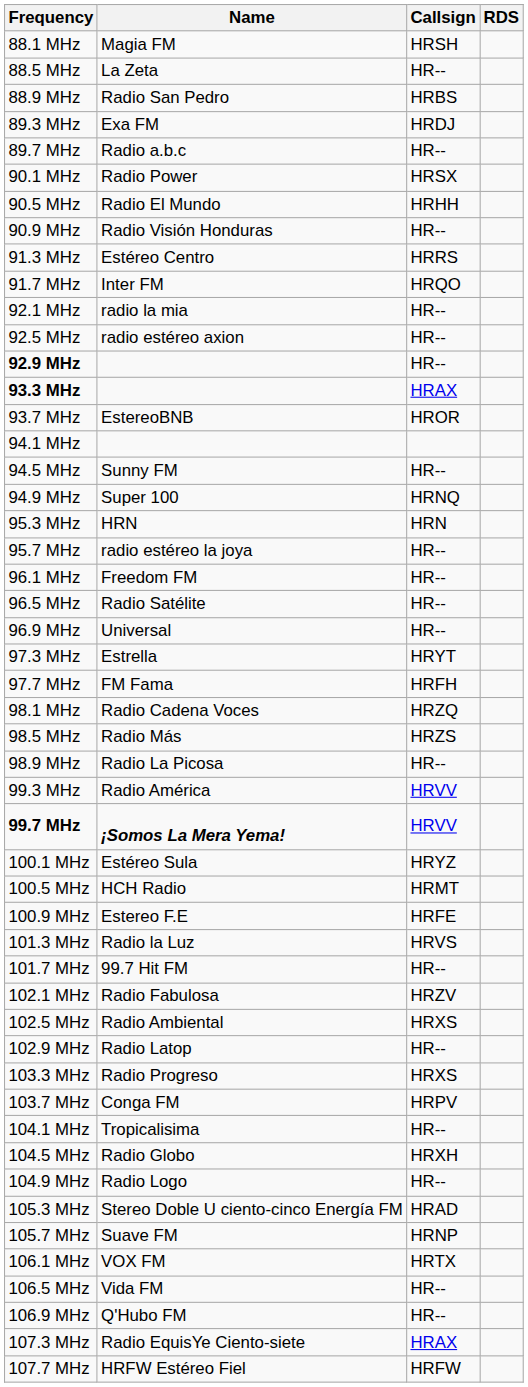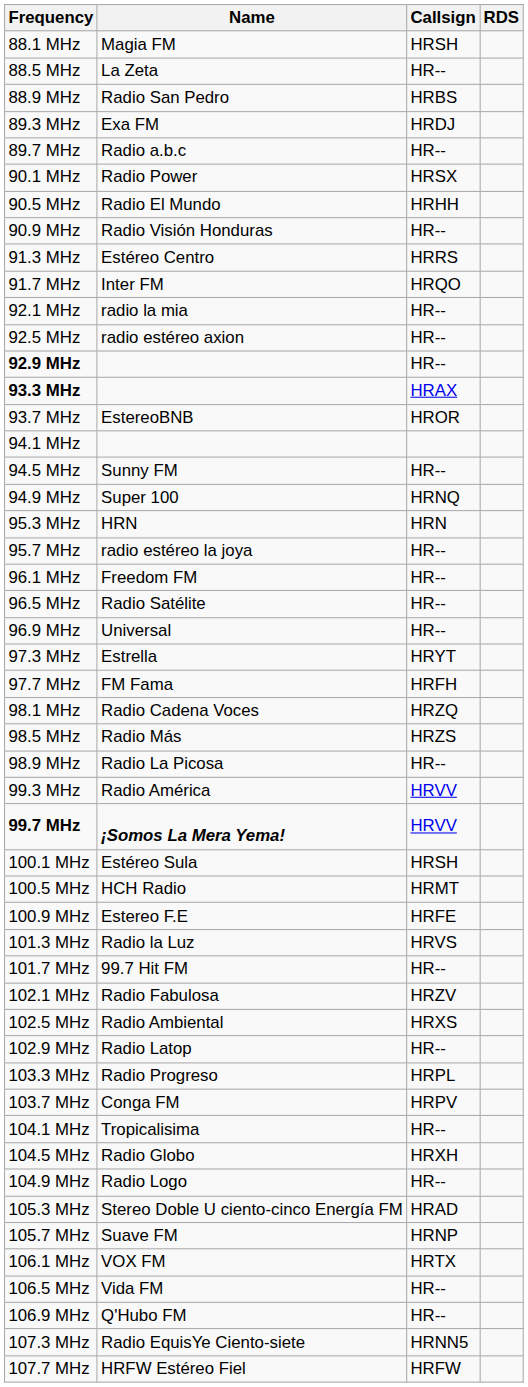(433, 862) HRYZ -> (434, 862) HRSH
(434, 1075) HRXS -> (433, 1075) HRPL
(434, 1342) HRAX -> (439, 1342) HRNN5
